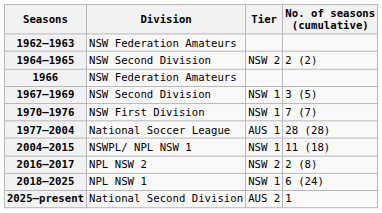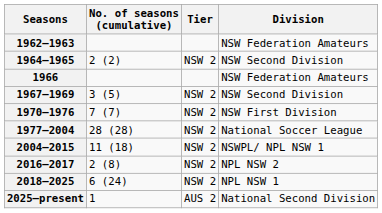columns swapped: (166, 19) <-> (330, 19)
(264, 95) NSW 1 -> (200, 95) NSW 2
(264, 112) NSW 1 -> (200, 112) NSW 2
(264, 130) AUS 1 -> (200, 130) NSW 2
(264, 147) NSW 1 -> (200, 147) NSW 2
(264, 182) NSW 1 -> (200, 182) NSW 2
